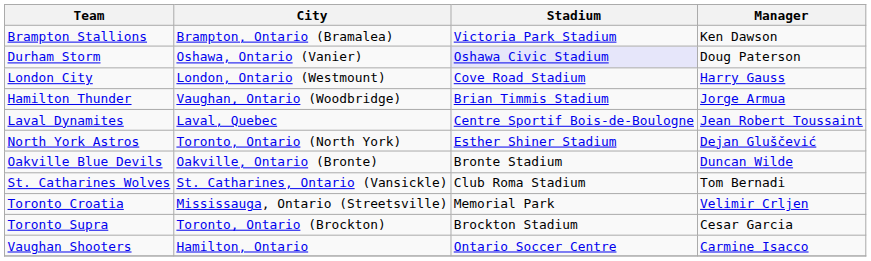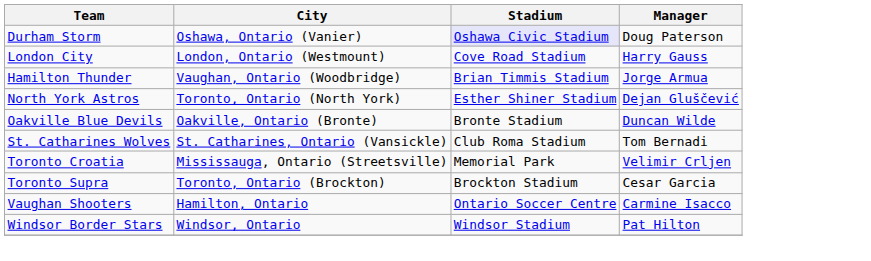- row: (77, 36)
- row: (66, 120)
+ row: (85, 225)
